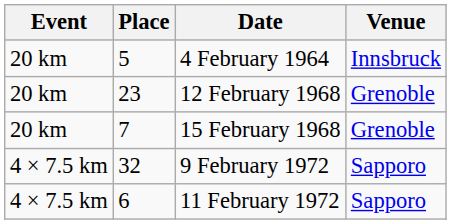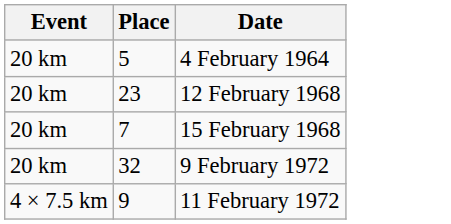- column: (396, 22)
(59, 165) 4 × 7.5 km -> (38, 165) 20 km
(124, 201) 6 -> (124, 201) 9
